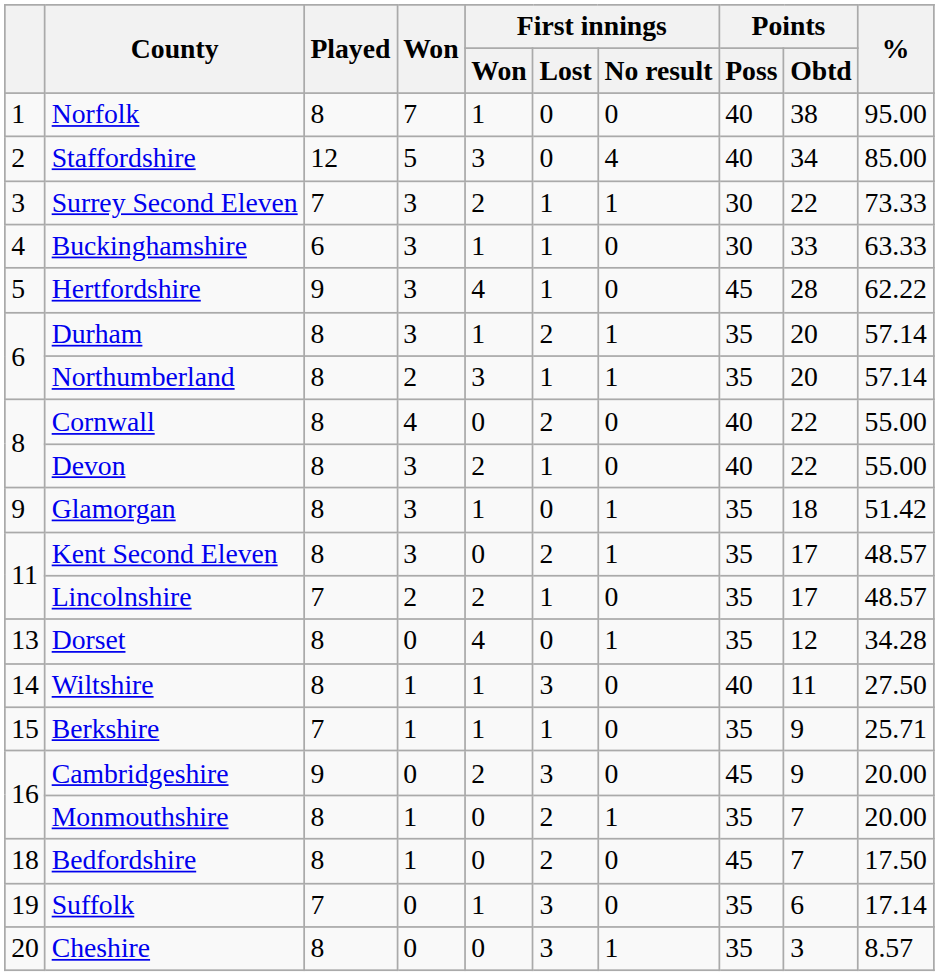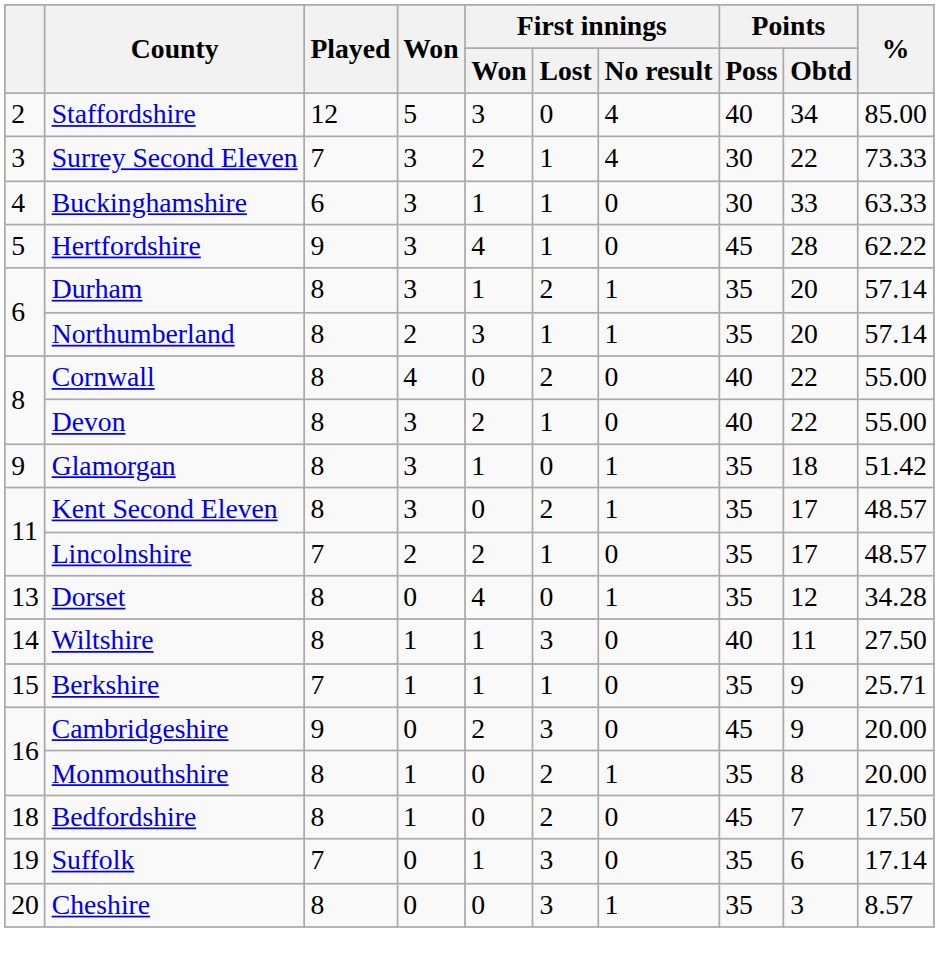- row: (96, 114)
(611, 202) 1 -> (611, 158) 4
(797, 816) 7 -> (797, 772) 8
